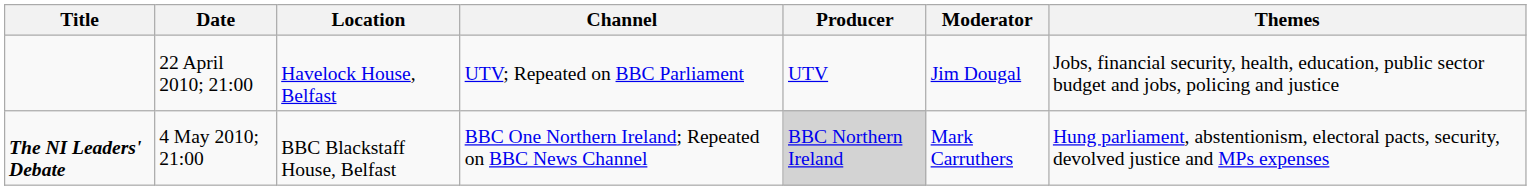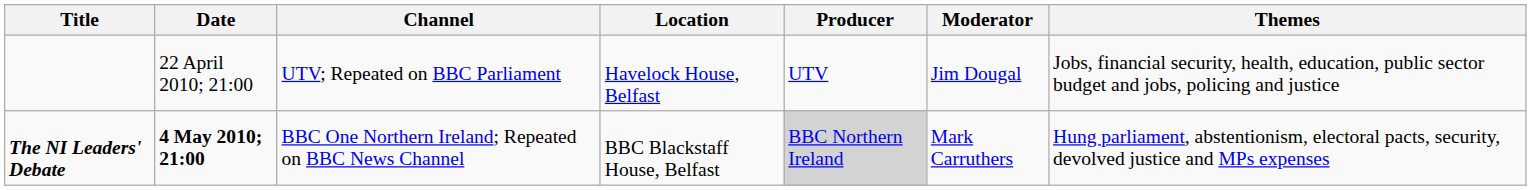columns swapped: (622, 19) <-> (368, 19)
(209, 147) normal -> (211, 147) bold
